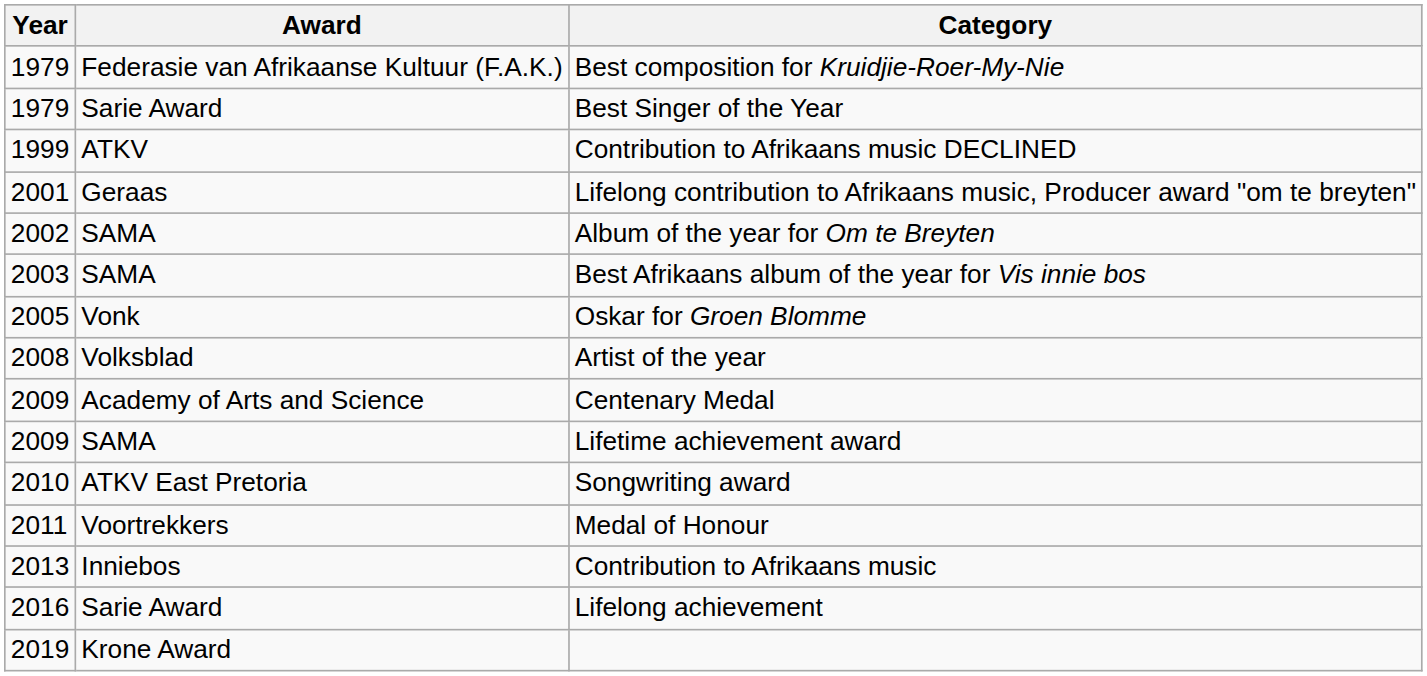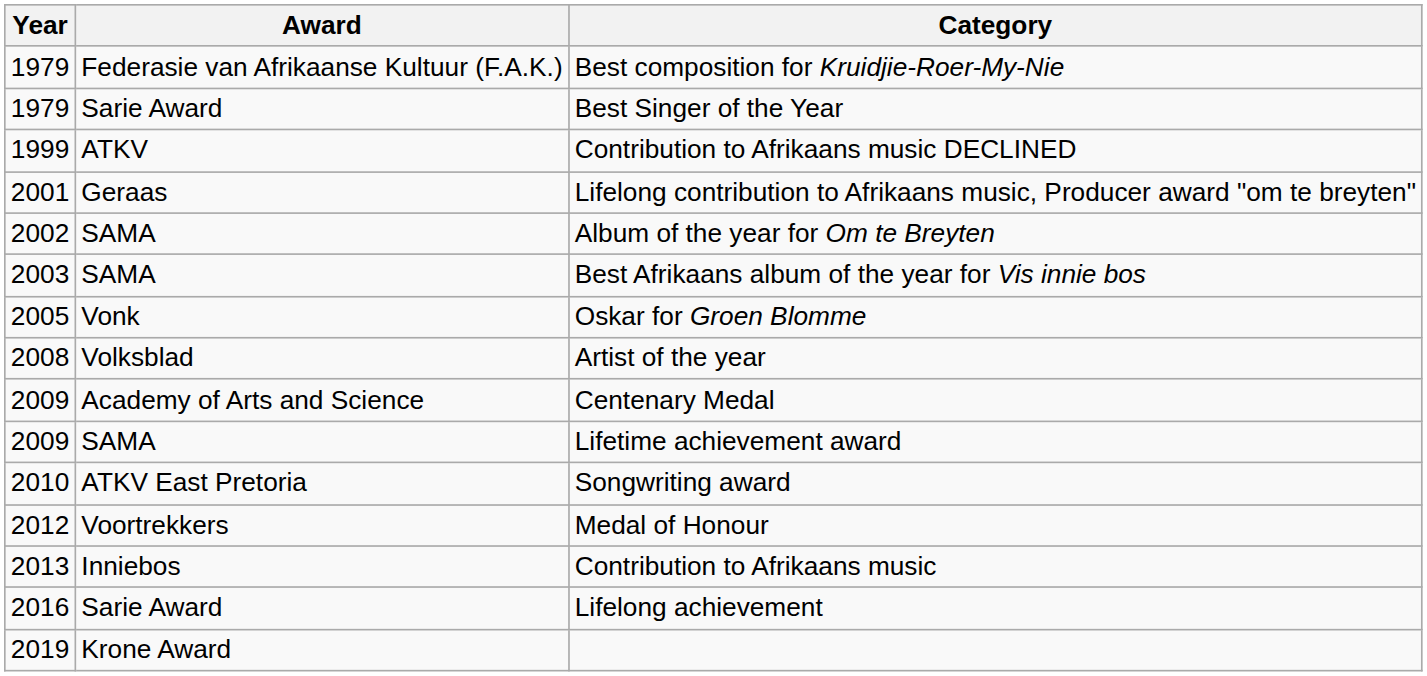(39, 524) 2011 -> (40, 524) 2012
